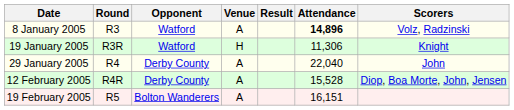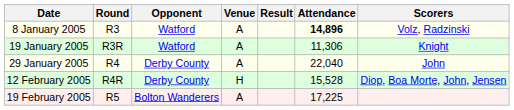(240, 47) H -> (240, 47) A
(240, 80) A -> (240, 80) H
(327, 97) 16,151 -> (327, 97) 17,225
